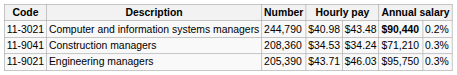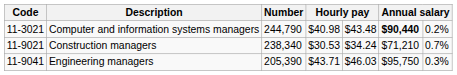(25, 45) 11-9041 -> (25, 45) 11-9021
(283, 45) 208,360 -> (283, 45) 238,340
(324, 45) $34.53 -> (324, 45) $30.53
(437, 45) 0.3% -> (437, 45) 0.7%
(25, 62) 11-9021 -> (25, 62) 11-9041
